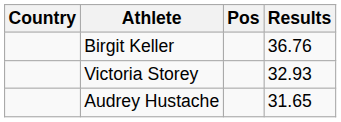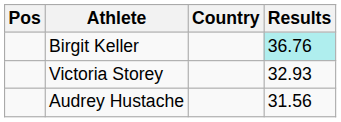columns swapped: (243, 18) <-> (42, 18)
(290, 46) no background -> (290, 46) paleturquoise background
(290, 102) 31.65 -> (290, 102) 31.56
